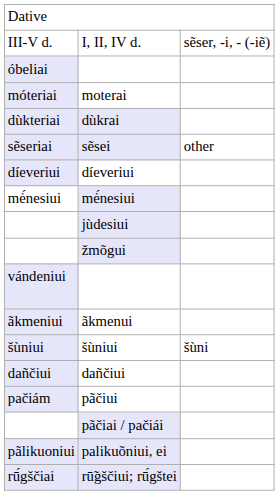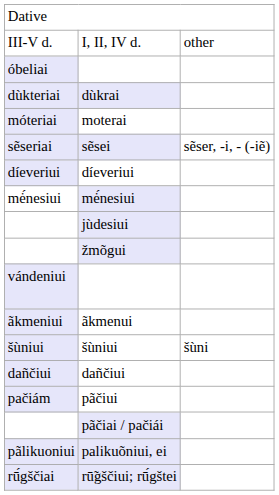(227, 43) sẽser, -i, - (-iẽ) -> (199, 43) other
rows swapped: (32, 94) <-> (34, 120)
(199, 146) other -> (227, 146) sẽser, -i, - (-iẽ)
